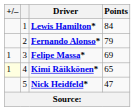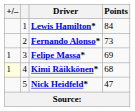(109, 40) 79 -> (109, 40) 73
(109, 69) 65 -> (109, 69) 68
